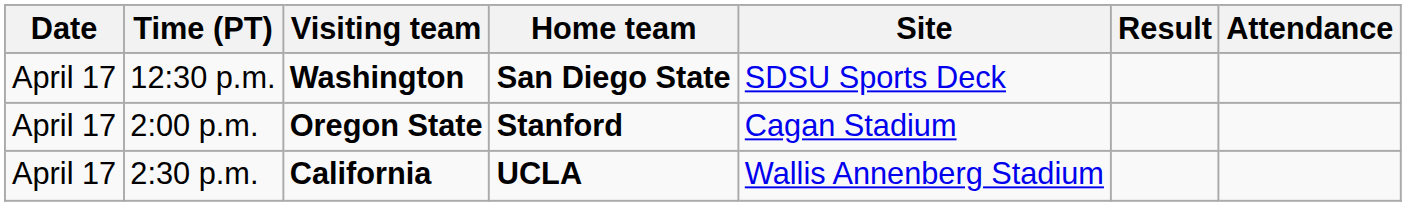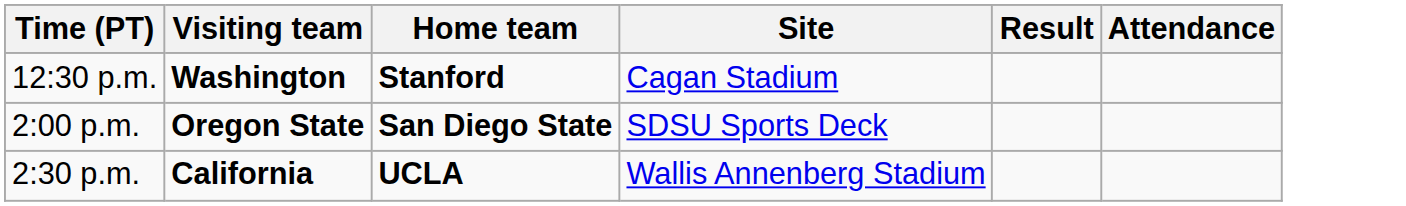- column: (64, 28)
(614, 77) San Diego State -> (442, 77) Stanford
(875, 77) SDSU Sports Deck -> (732, 77) Cagan Stadium
(560, 126) Stanford -> (495, 126) San Diego State
(851, 126) Cagan Stadium -> (757, 126) SDSU Sports Deck
